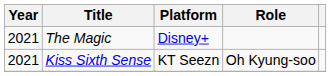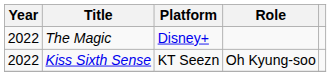(23, 37) 2021 -> (23, 37) 2022
(23, 60) 2021 -> (23, 60) 2022
